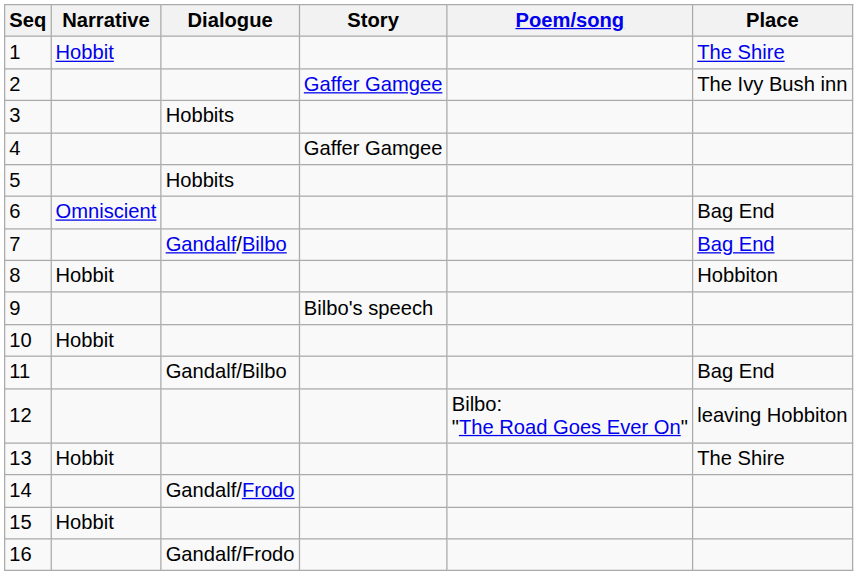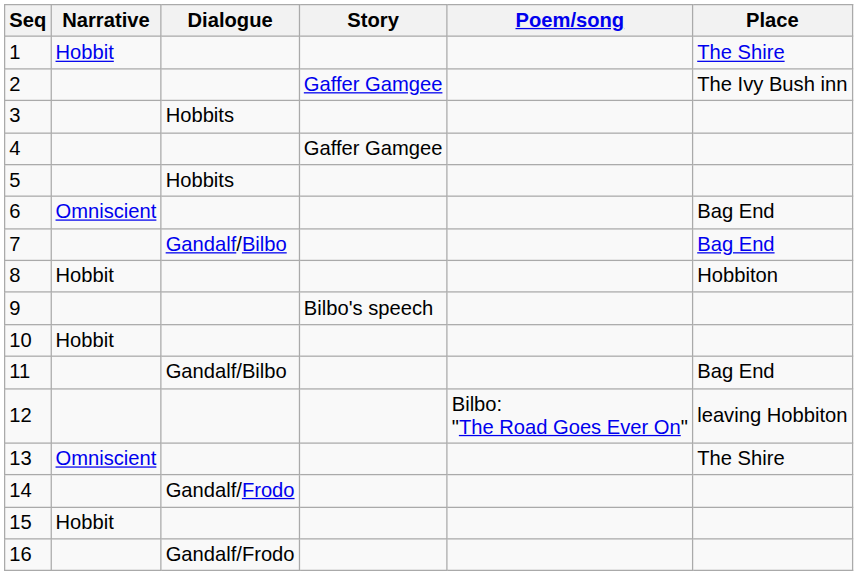(85, 458) Hobbit -> (106, 458) Omniscient
